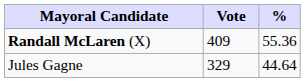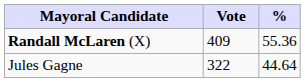(219, 65) 329 -> (219, 65) 322
